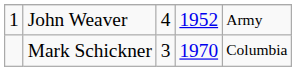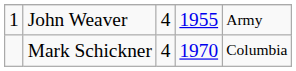(199, 19) 1952 -> (199, 19) 1955
(166, 50) 3 -> (166, 50) 4
